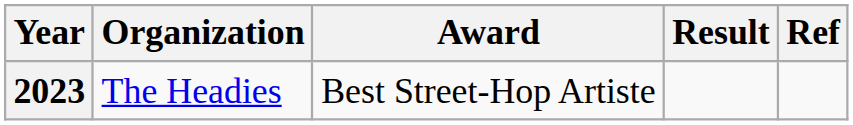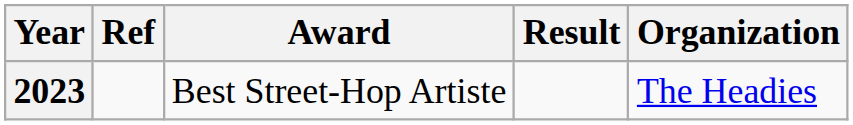columns swapped: (203, 32) <-> (813, 32)
